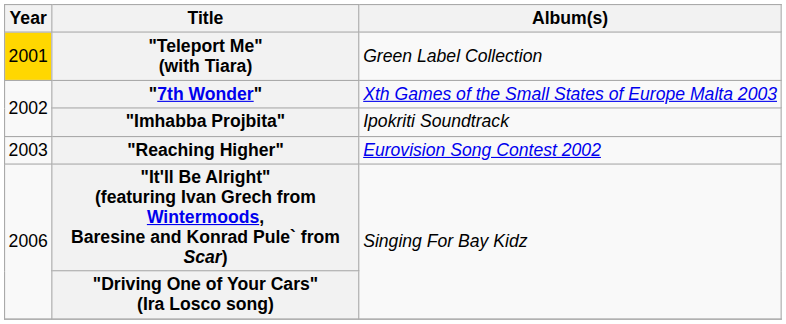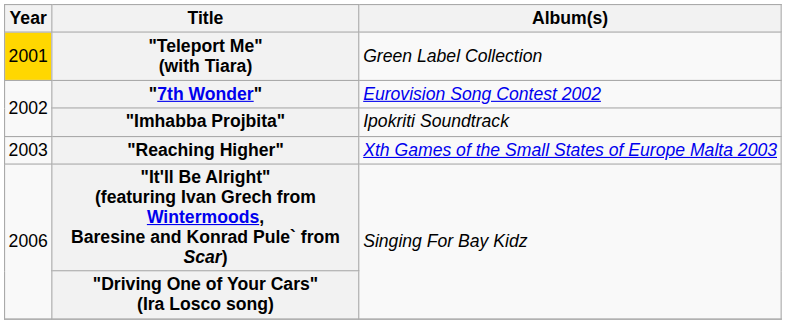(570, 94) Xth Games of the Small States of Europe Malta 2003 -> (482, 94) Eurovision Song Contest 2002
(482, 149) Eurovision Song Contest 2002 -> (570, 149) Xth Games of the Small States of Europe Malta 2003
